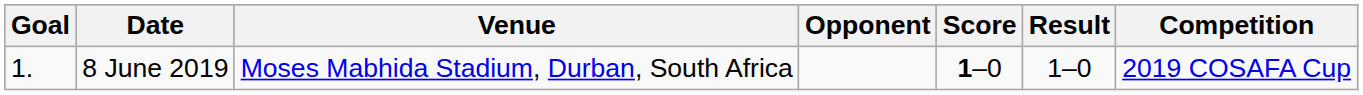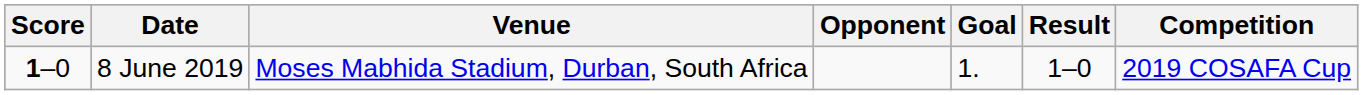columns swapped: (40, 25) <-> (980, 25)
